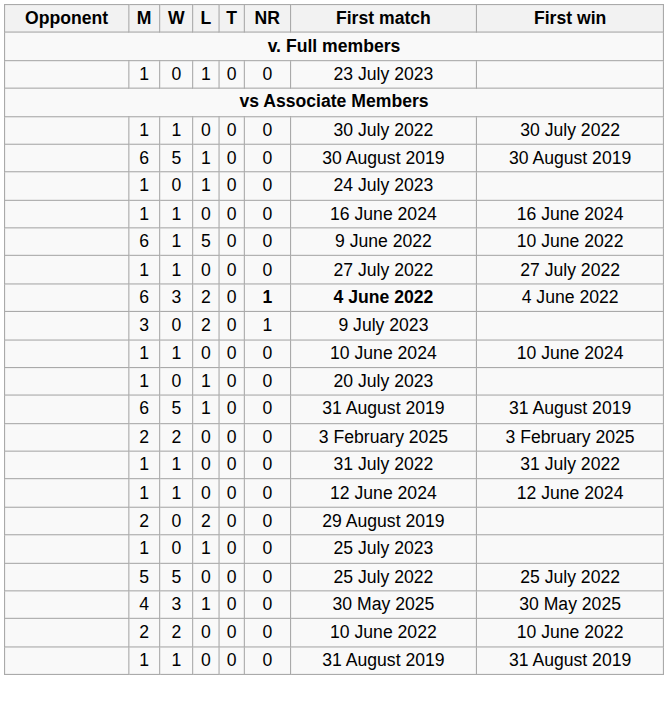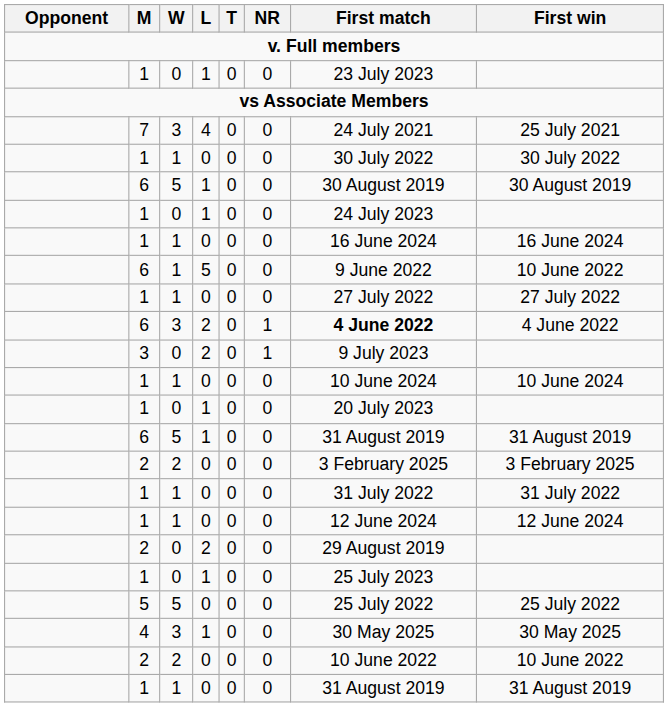+ row: (144, 130)
(267, 297) bold -> (267, 325) normal
